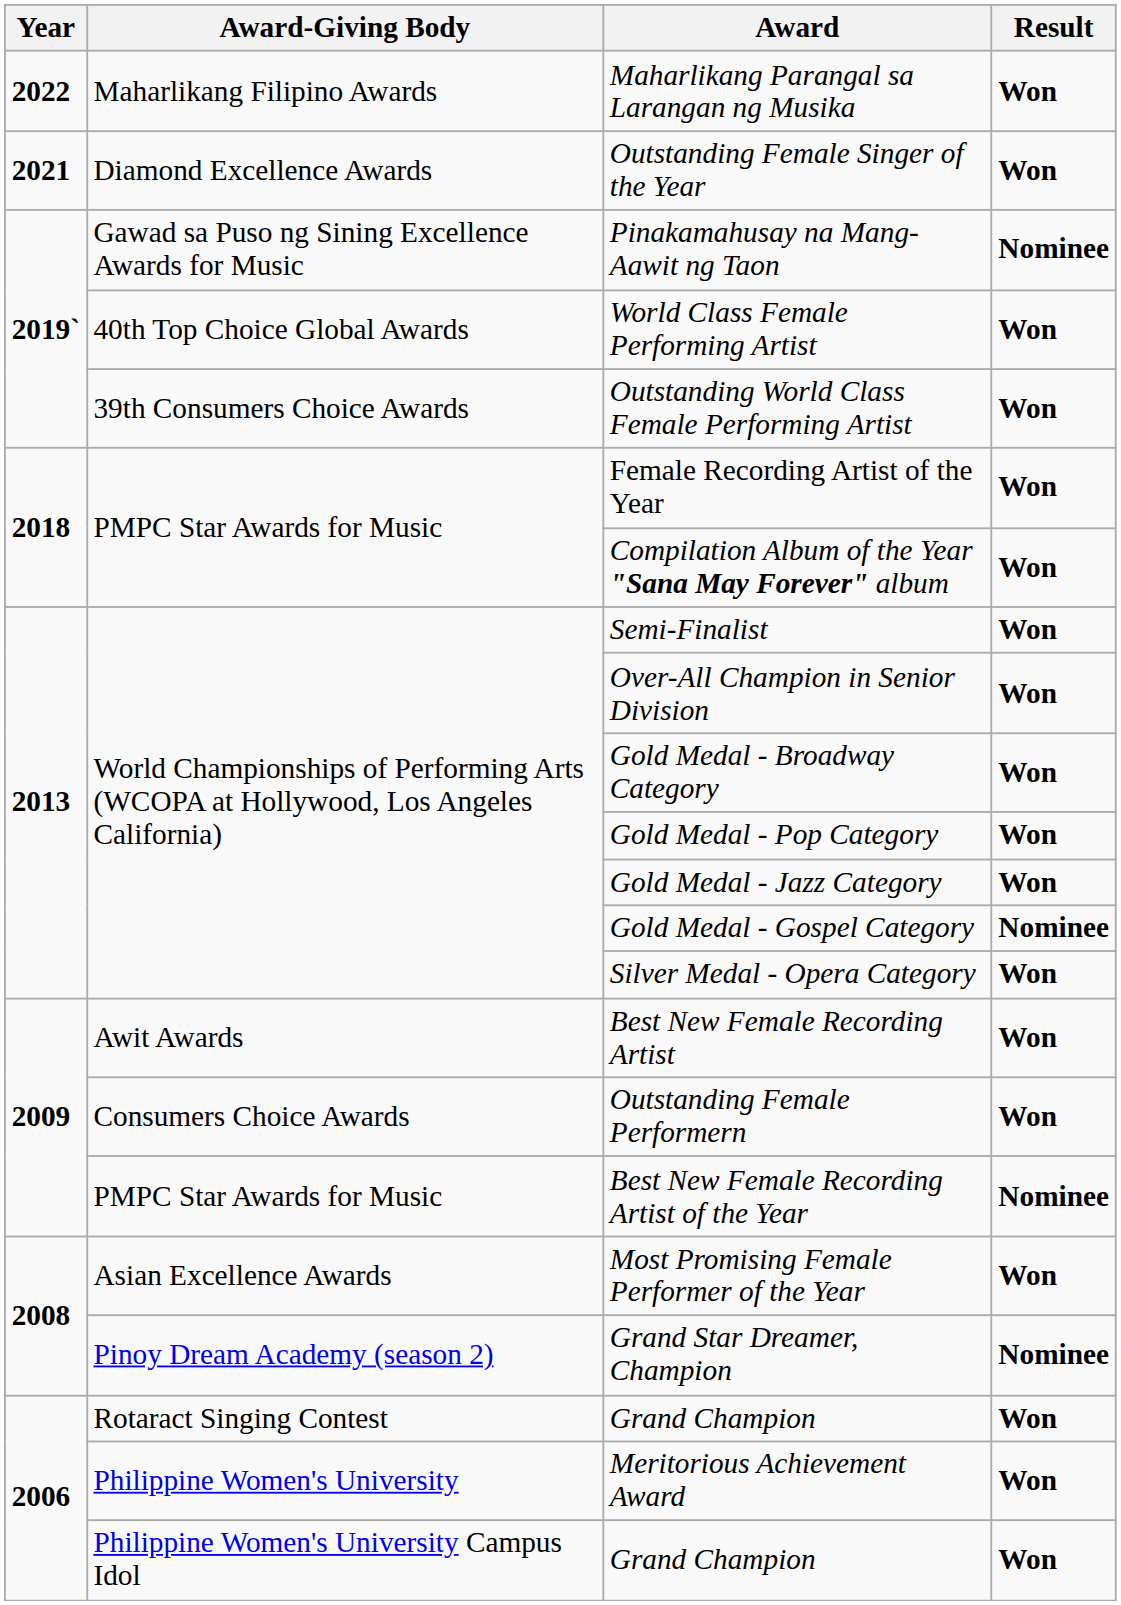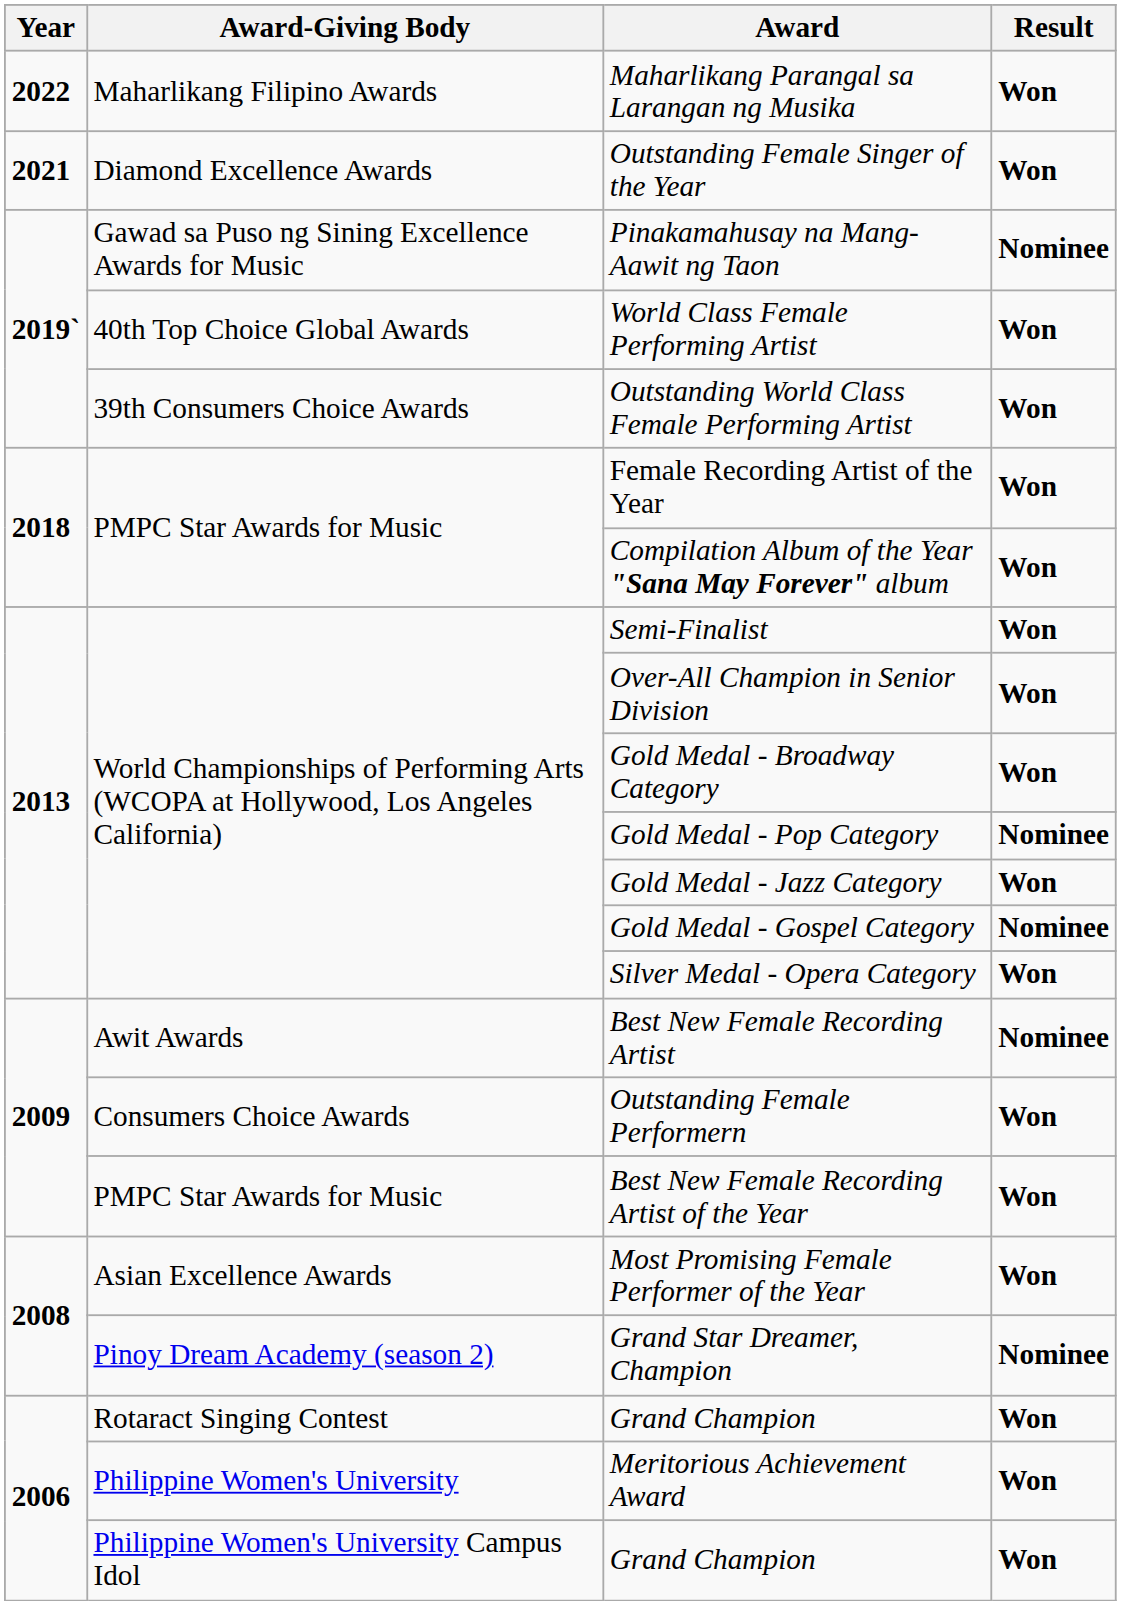(1028, 834) Won -> (1054, 834) Nominee
(1028, 1037) Won -> (1054, 1037) Nominee
(1054, 1195) Nominee -> (1028, 1195) Won
